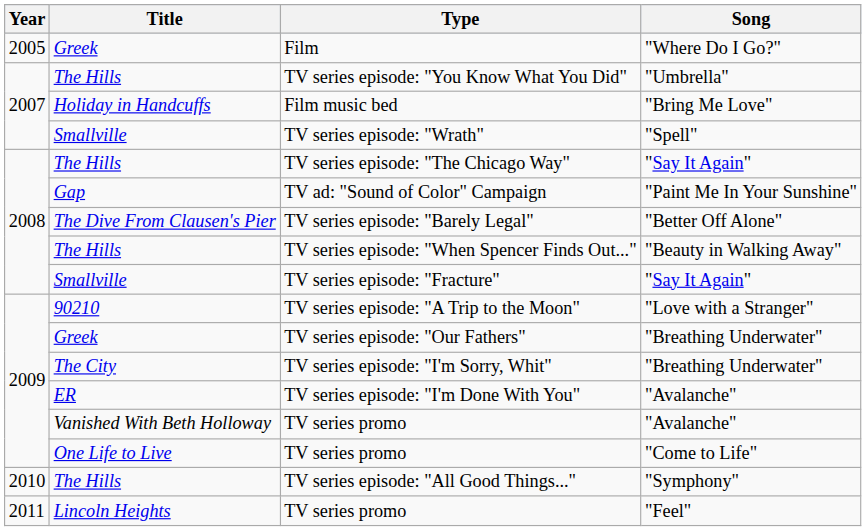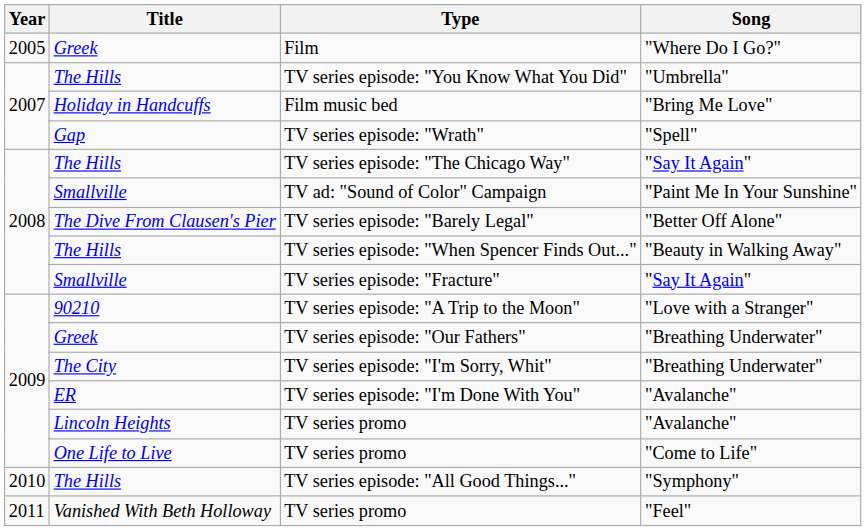(90, 134) Smallville -> (69, 134) Gap
(69, 192) Gap -> (90, 192) Smallville
(162, 423) Vanished With Beth Holloway -> (112, 423) Lincoln Heights
(112, 510) Lincoln Heights -> (162, 510) Vanished With Beth Holloway
